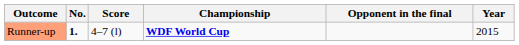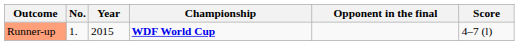columns swapped: (494, 13) <-> (116, 13)
(73, 31) bold -> (73, 31) normal
